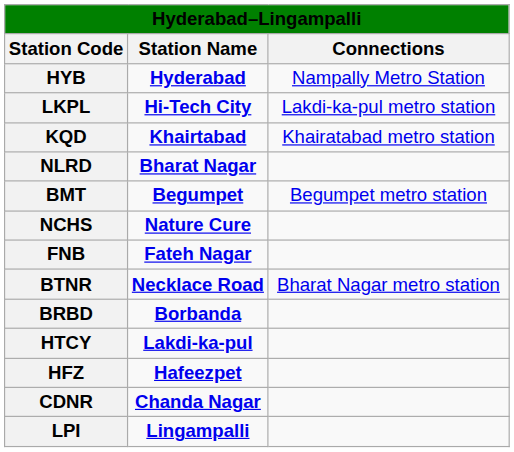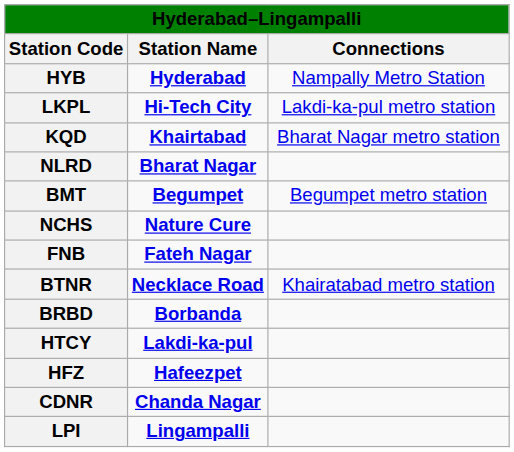(388, 136) Khairatabad metro station -> (388, 136) Bharat Nagar metro station
(388, 284) Bharat Nagar metro station -> (388, 284) Khairatabad metro station
